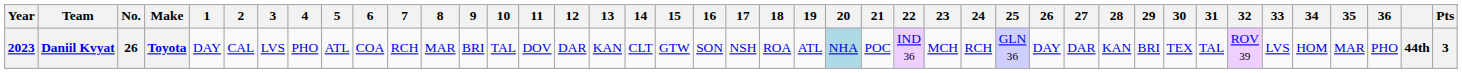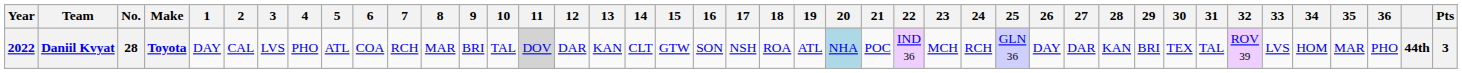(21, 47) 2023 -> (21, 47) 2022
(131, 47) 26 -> (131, 47) 28
(537, 47) no background -> (537, 47) lightgrey background
